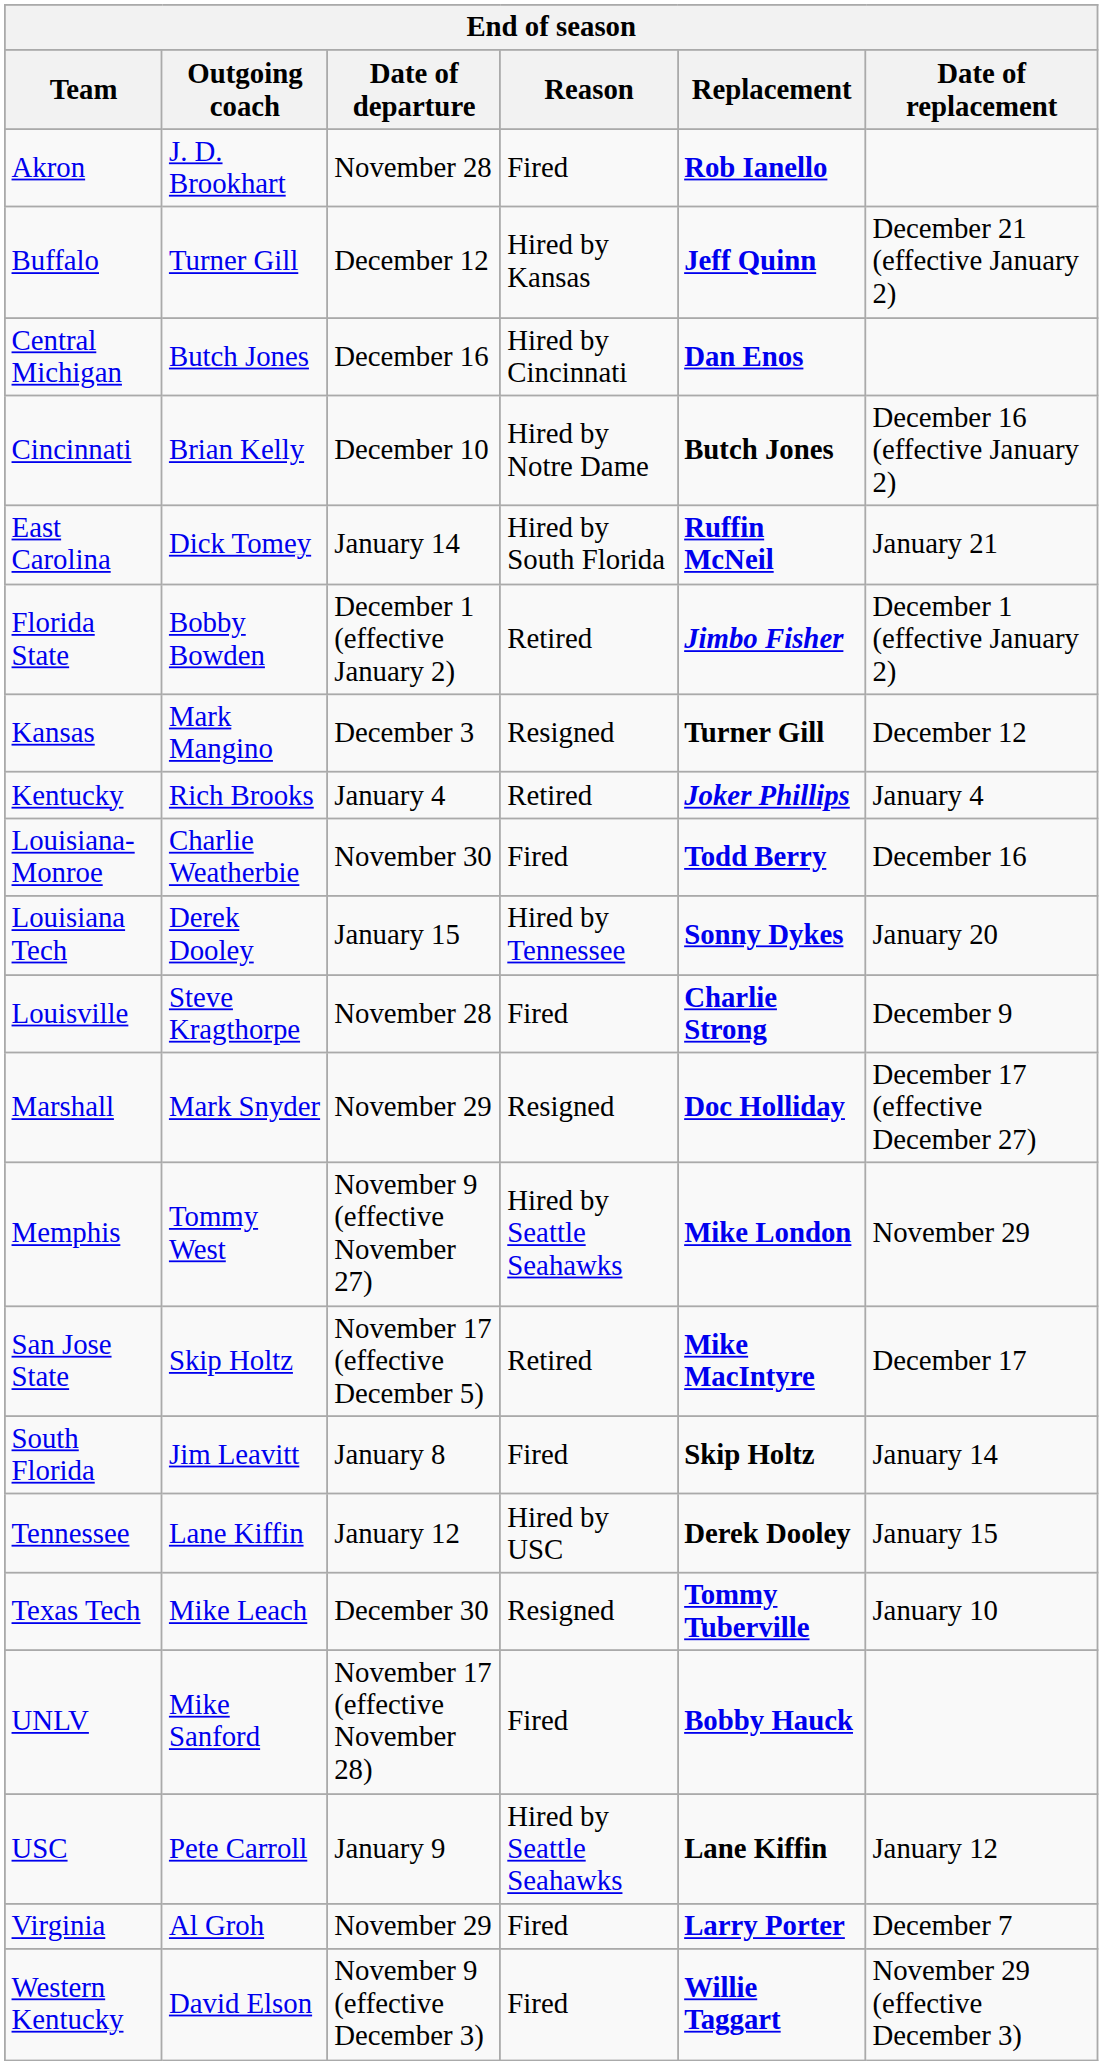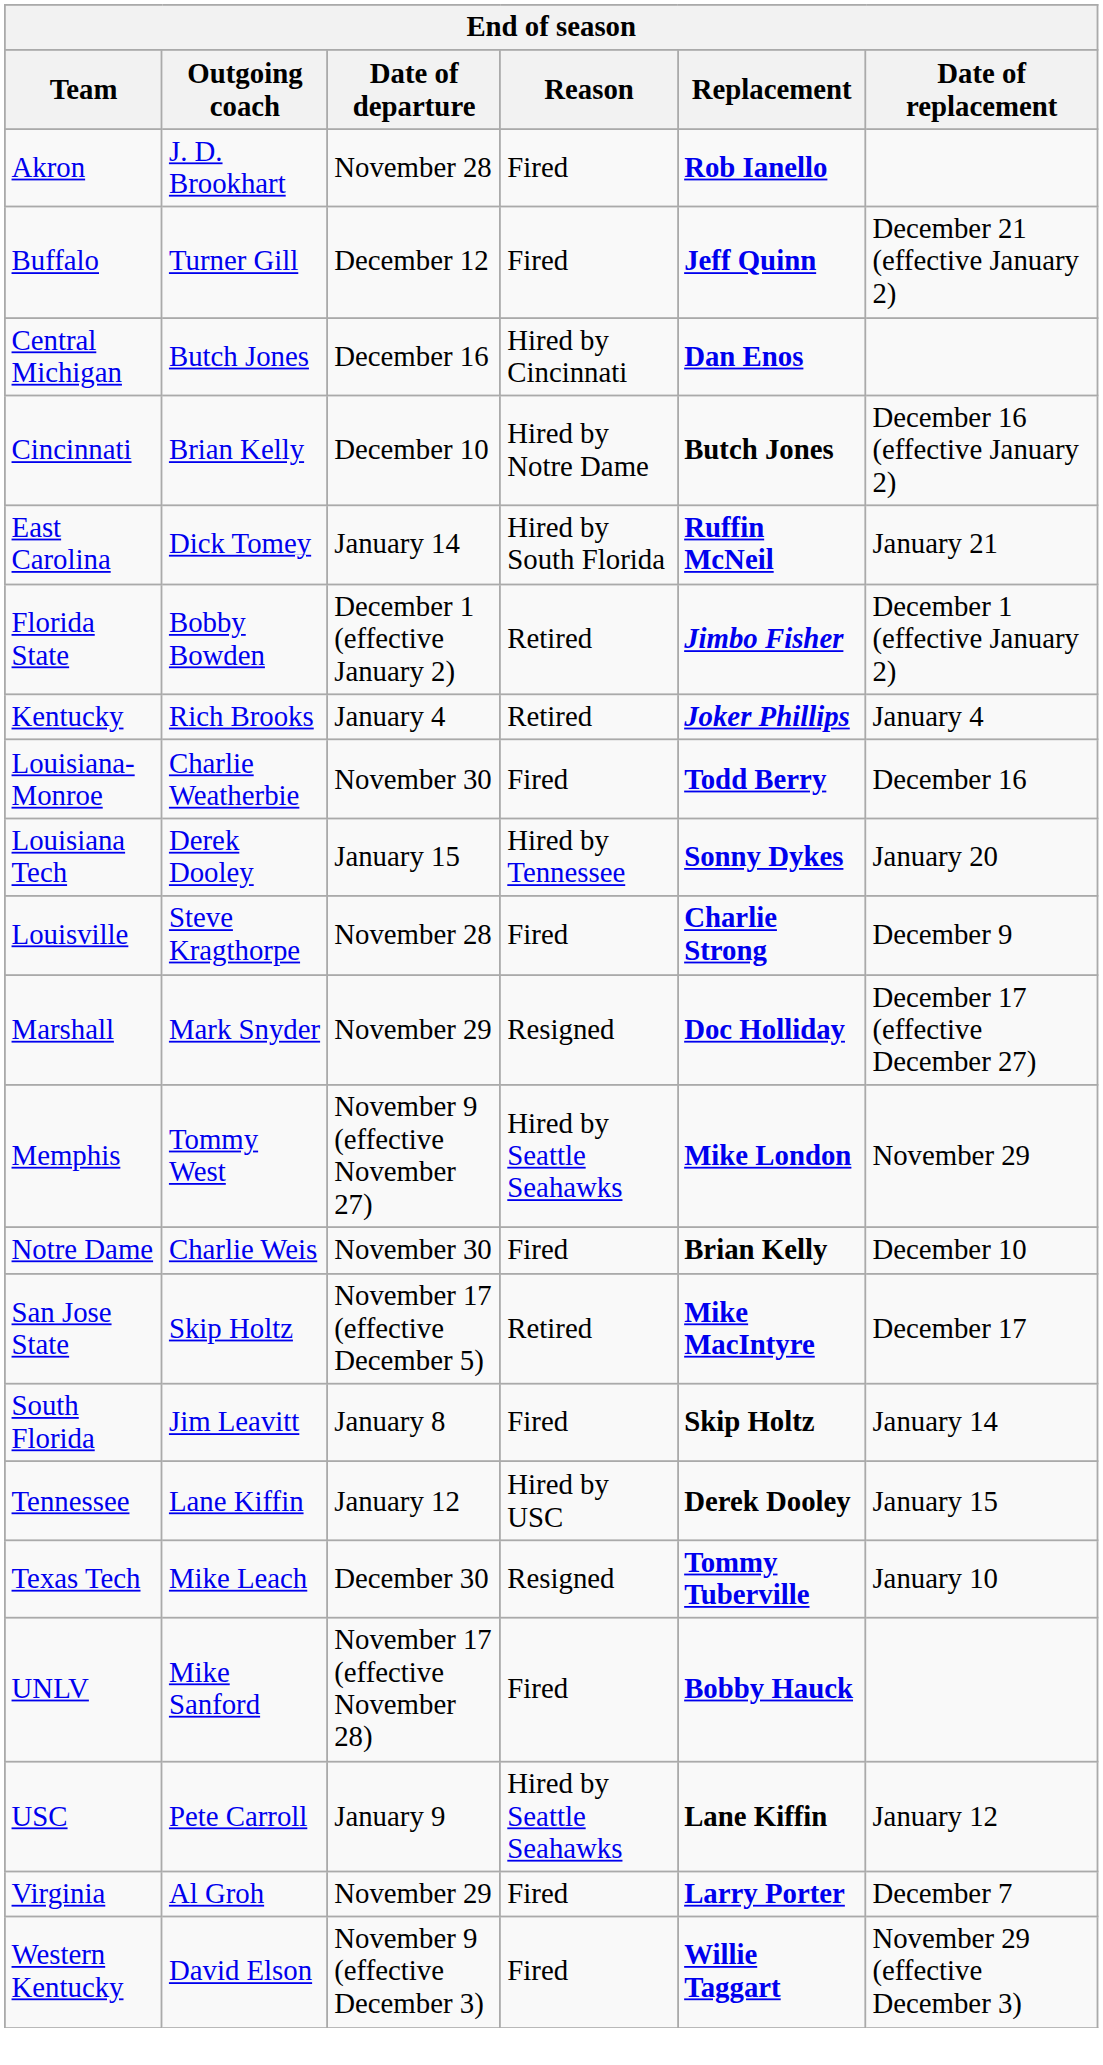(558, 261) Hired by Kansas -> (538, 261) Fired
- row: (53, 732)
+ row: (82, 1249)
